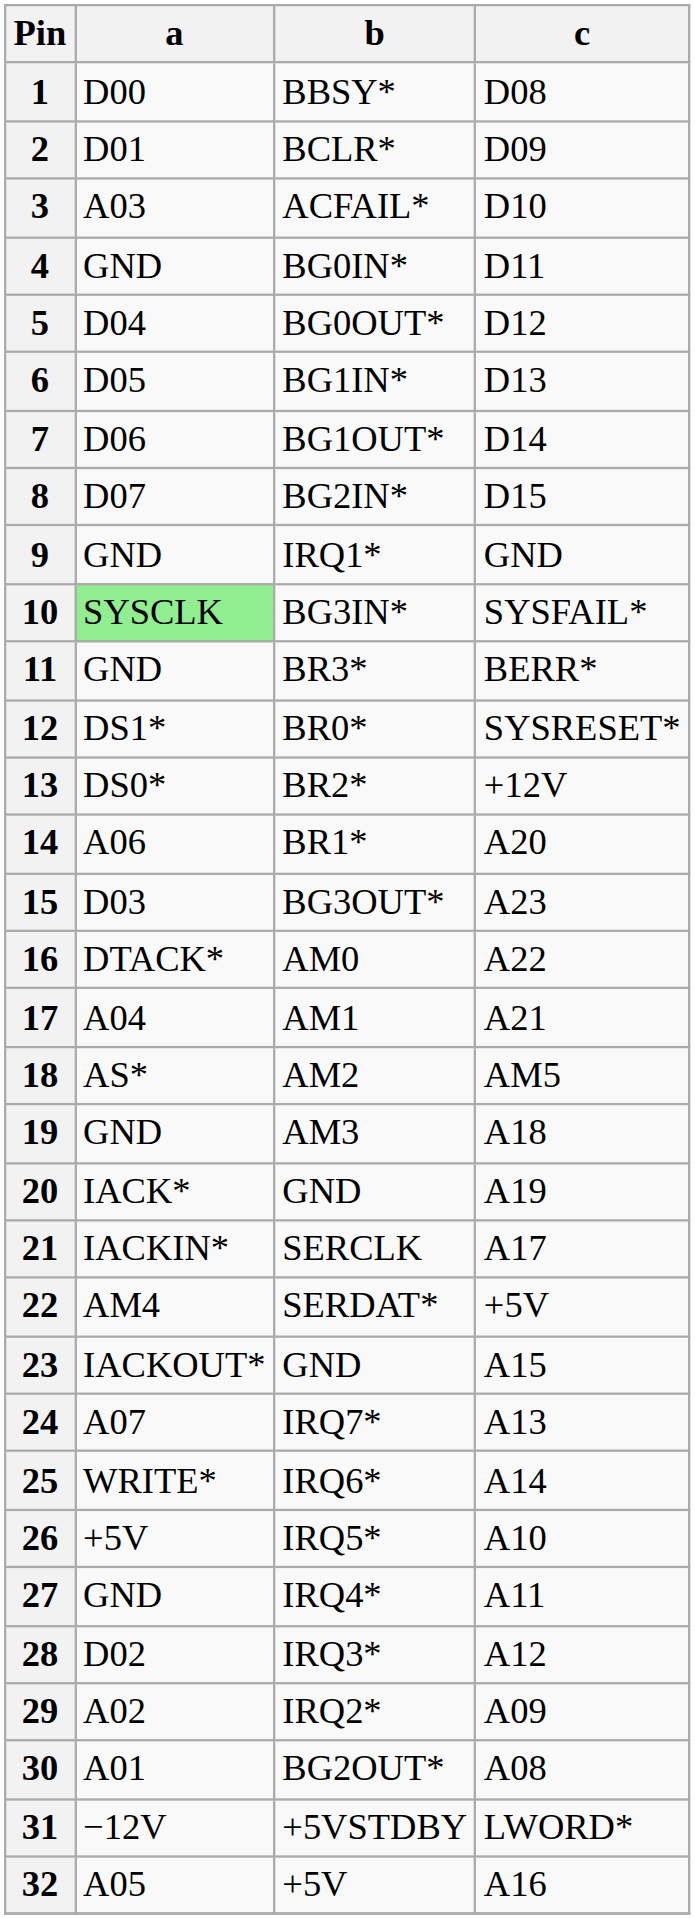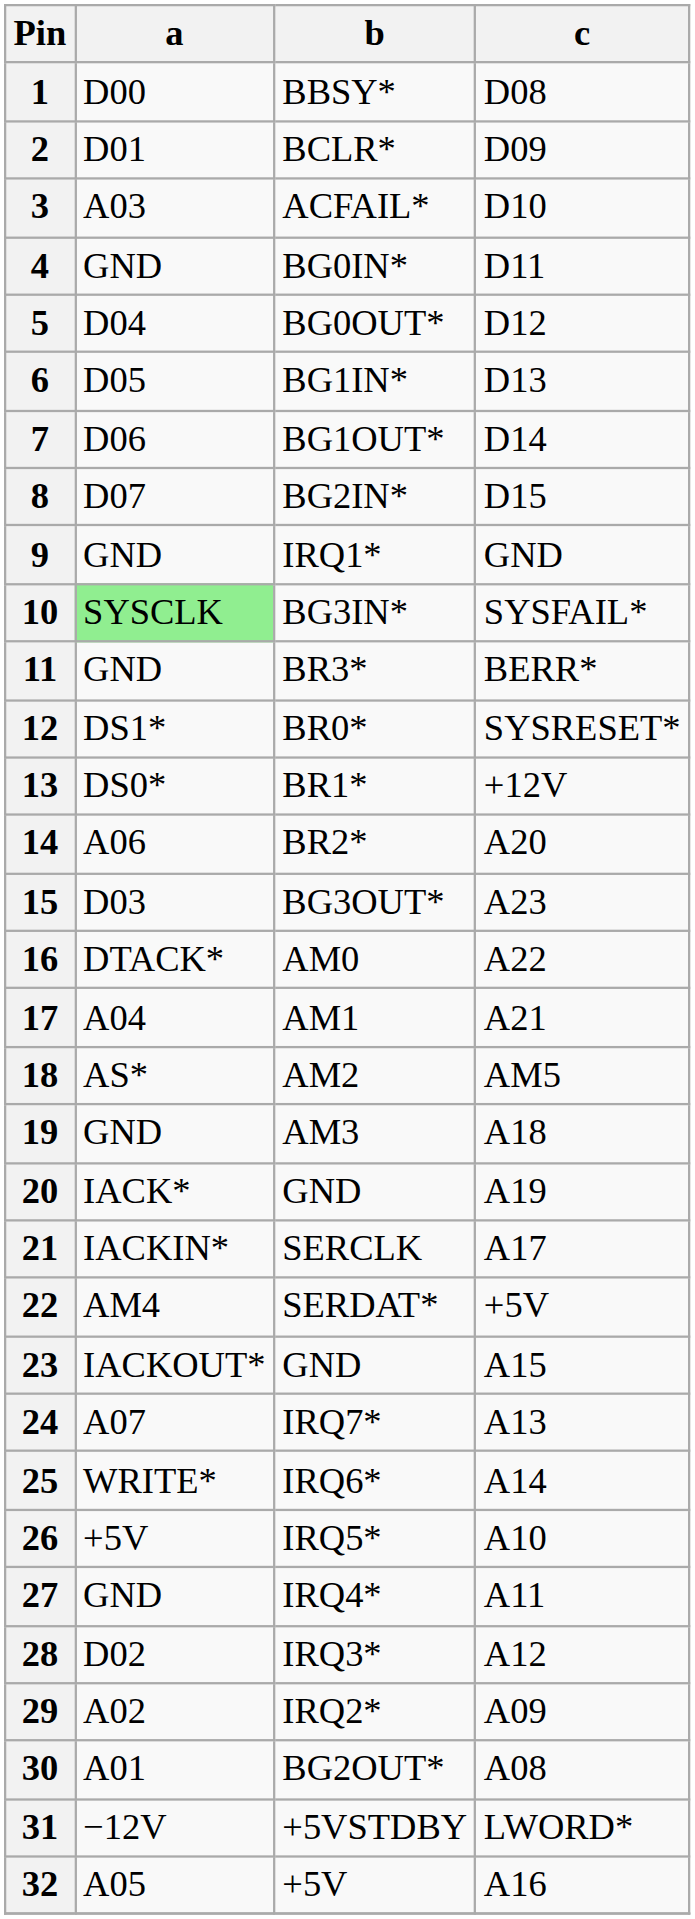(325, 785) BR2* -> (325, 785) BR1*
(325, 843) BR1* -> (325, 843) BR2*
